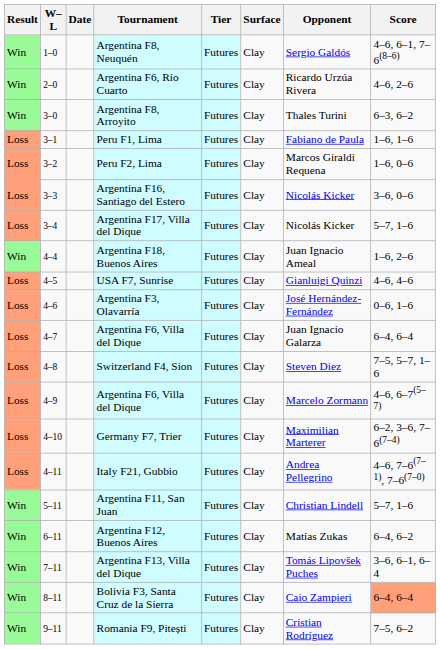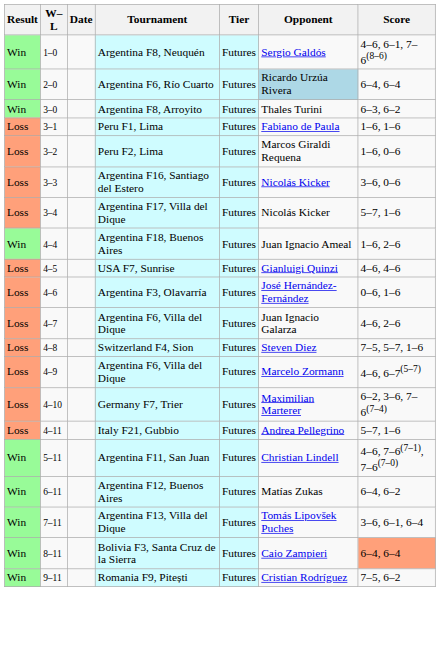- column: (262, 19)
(319, 84) no background -> (295, 84) lightblue background
(393, 84) 4–6, 2–6 -> (380, 84) 6–4, 6–4
(393, 336) 6–4, 6–4 -> (380, 323) 4–6, 2–6
(400, 471) 4–6, 7–6(7–1), 7–6(7–0) -> (380, 430) 5–7, 1–6
(393, 505) 5–7, 1–6 -> (392, 457) 4–6, 7–6(7–1), 7–6(7–0)
